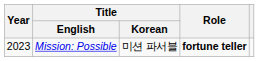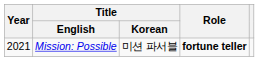(19, 47) 2023 -> (19, 47) 2021
